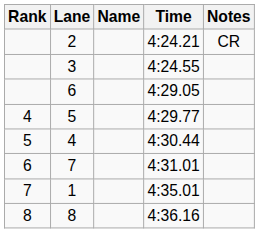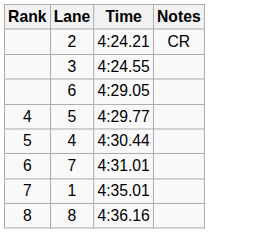- column: (119, 16)
